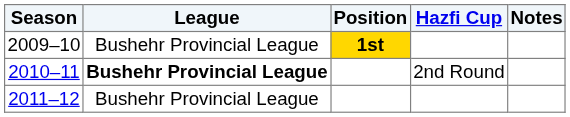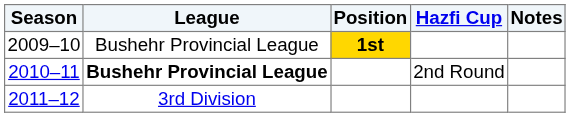(207, 98) Bushehr Provincial League -> (207, 98) 3rd Division
